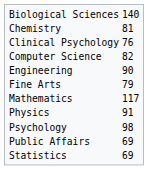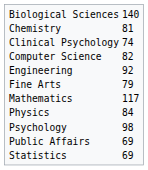(128, 43) 76 -> (128, 43) 74
(128, 71) 90 -> (128, 71) 92
(128, 113) 91 -> (128, 113) 84
